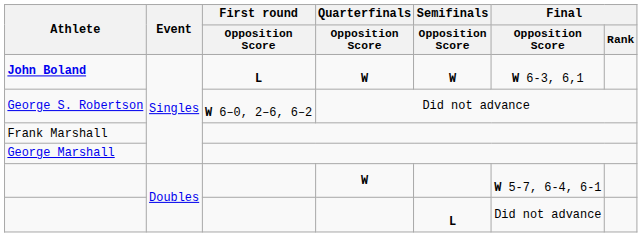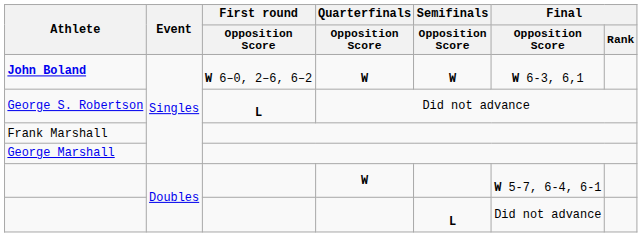(259, 79) L -> (259, 79) W 6–0, 2–6, 6–2
(259, 113) W 6–0, 2–6, 6–2 -> (259, 113) L
